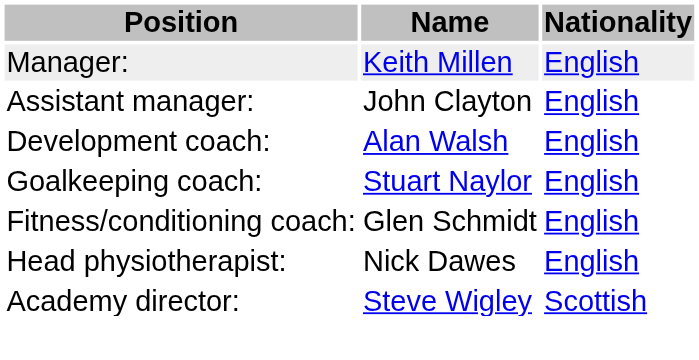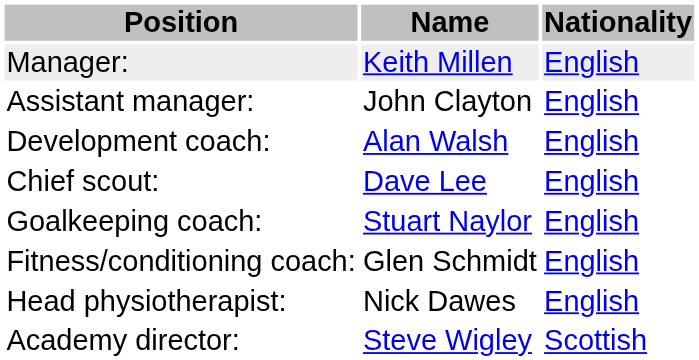+ row: (83, 181)
